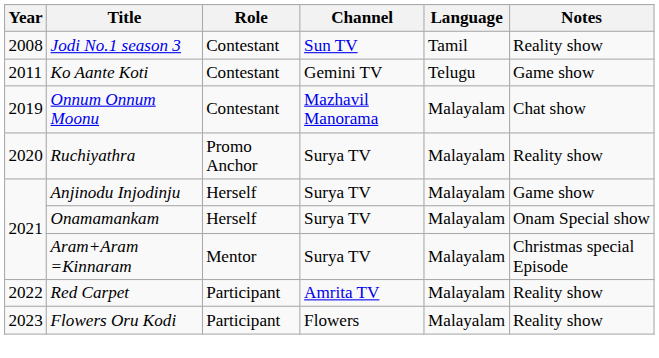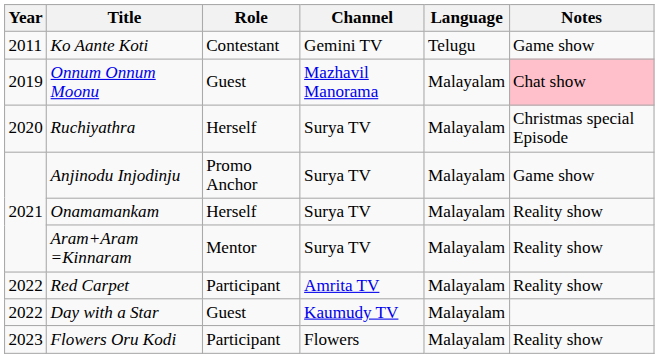- row: (116, 45)
(243, 109) Contestant -> (226, 82) Guest
(549, 109) no background -> (549, 82) pink background
(232, 155) Promo Anchor -> (231, 128) Herself
(558, 155) Reality show -> (574, 128) Christmas special Episode
(231, 192) Herself -> (232, 174) Promo Anchor
(581, 219) Onam Special show -> (558, 211) Reality show
(574, 256) Christmas special Episode -> (558, 248) Reality show
+ row: (105, 312)
